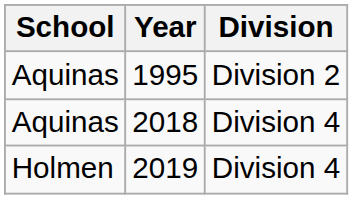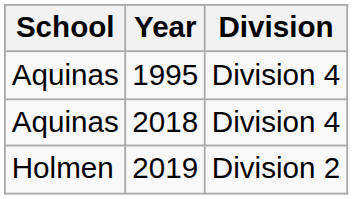(276, 74) Division 2 -> (276, 74) Division 4
(276, 168) Division 4 -> (276, 168) Division 2
